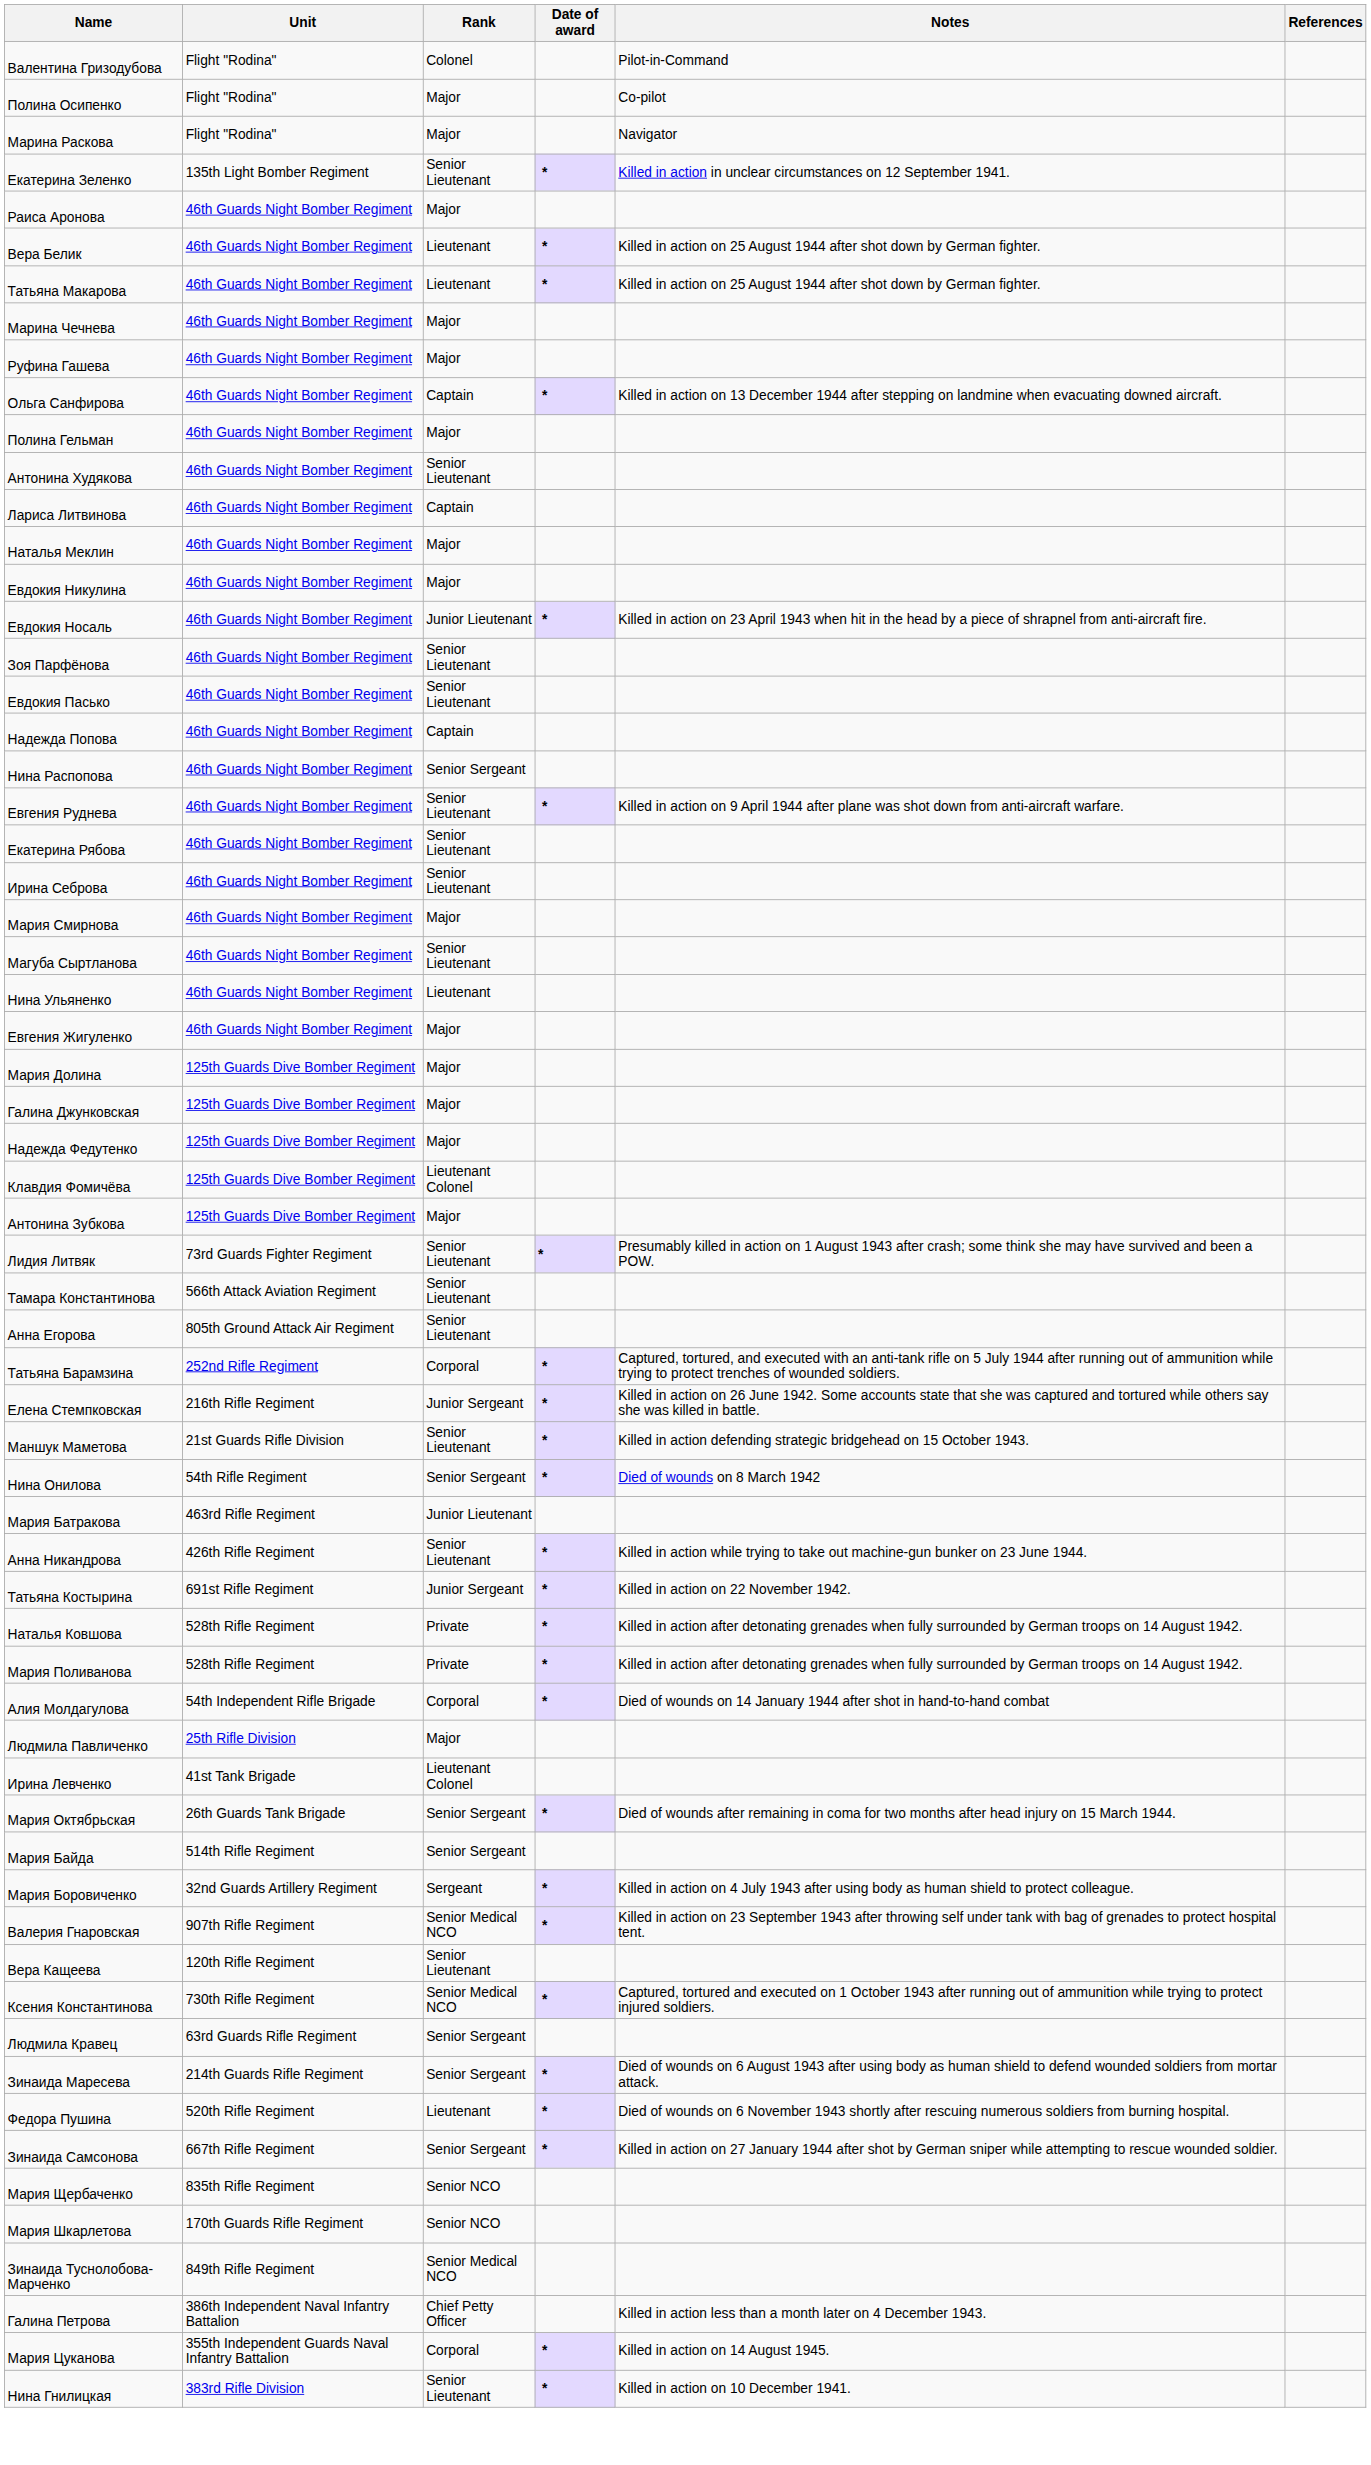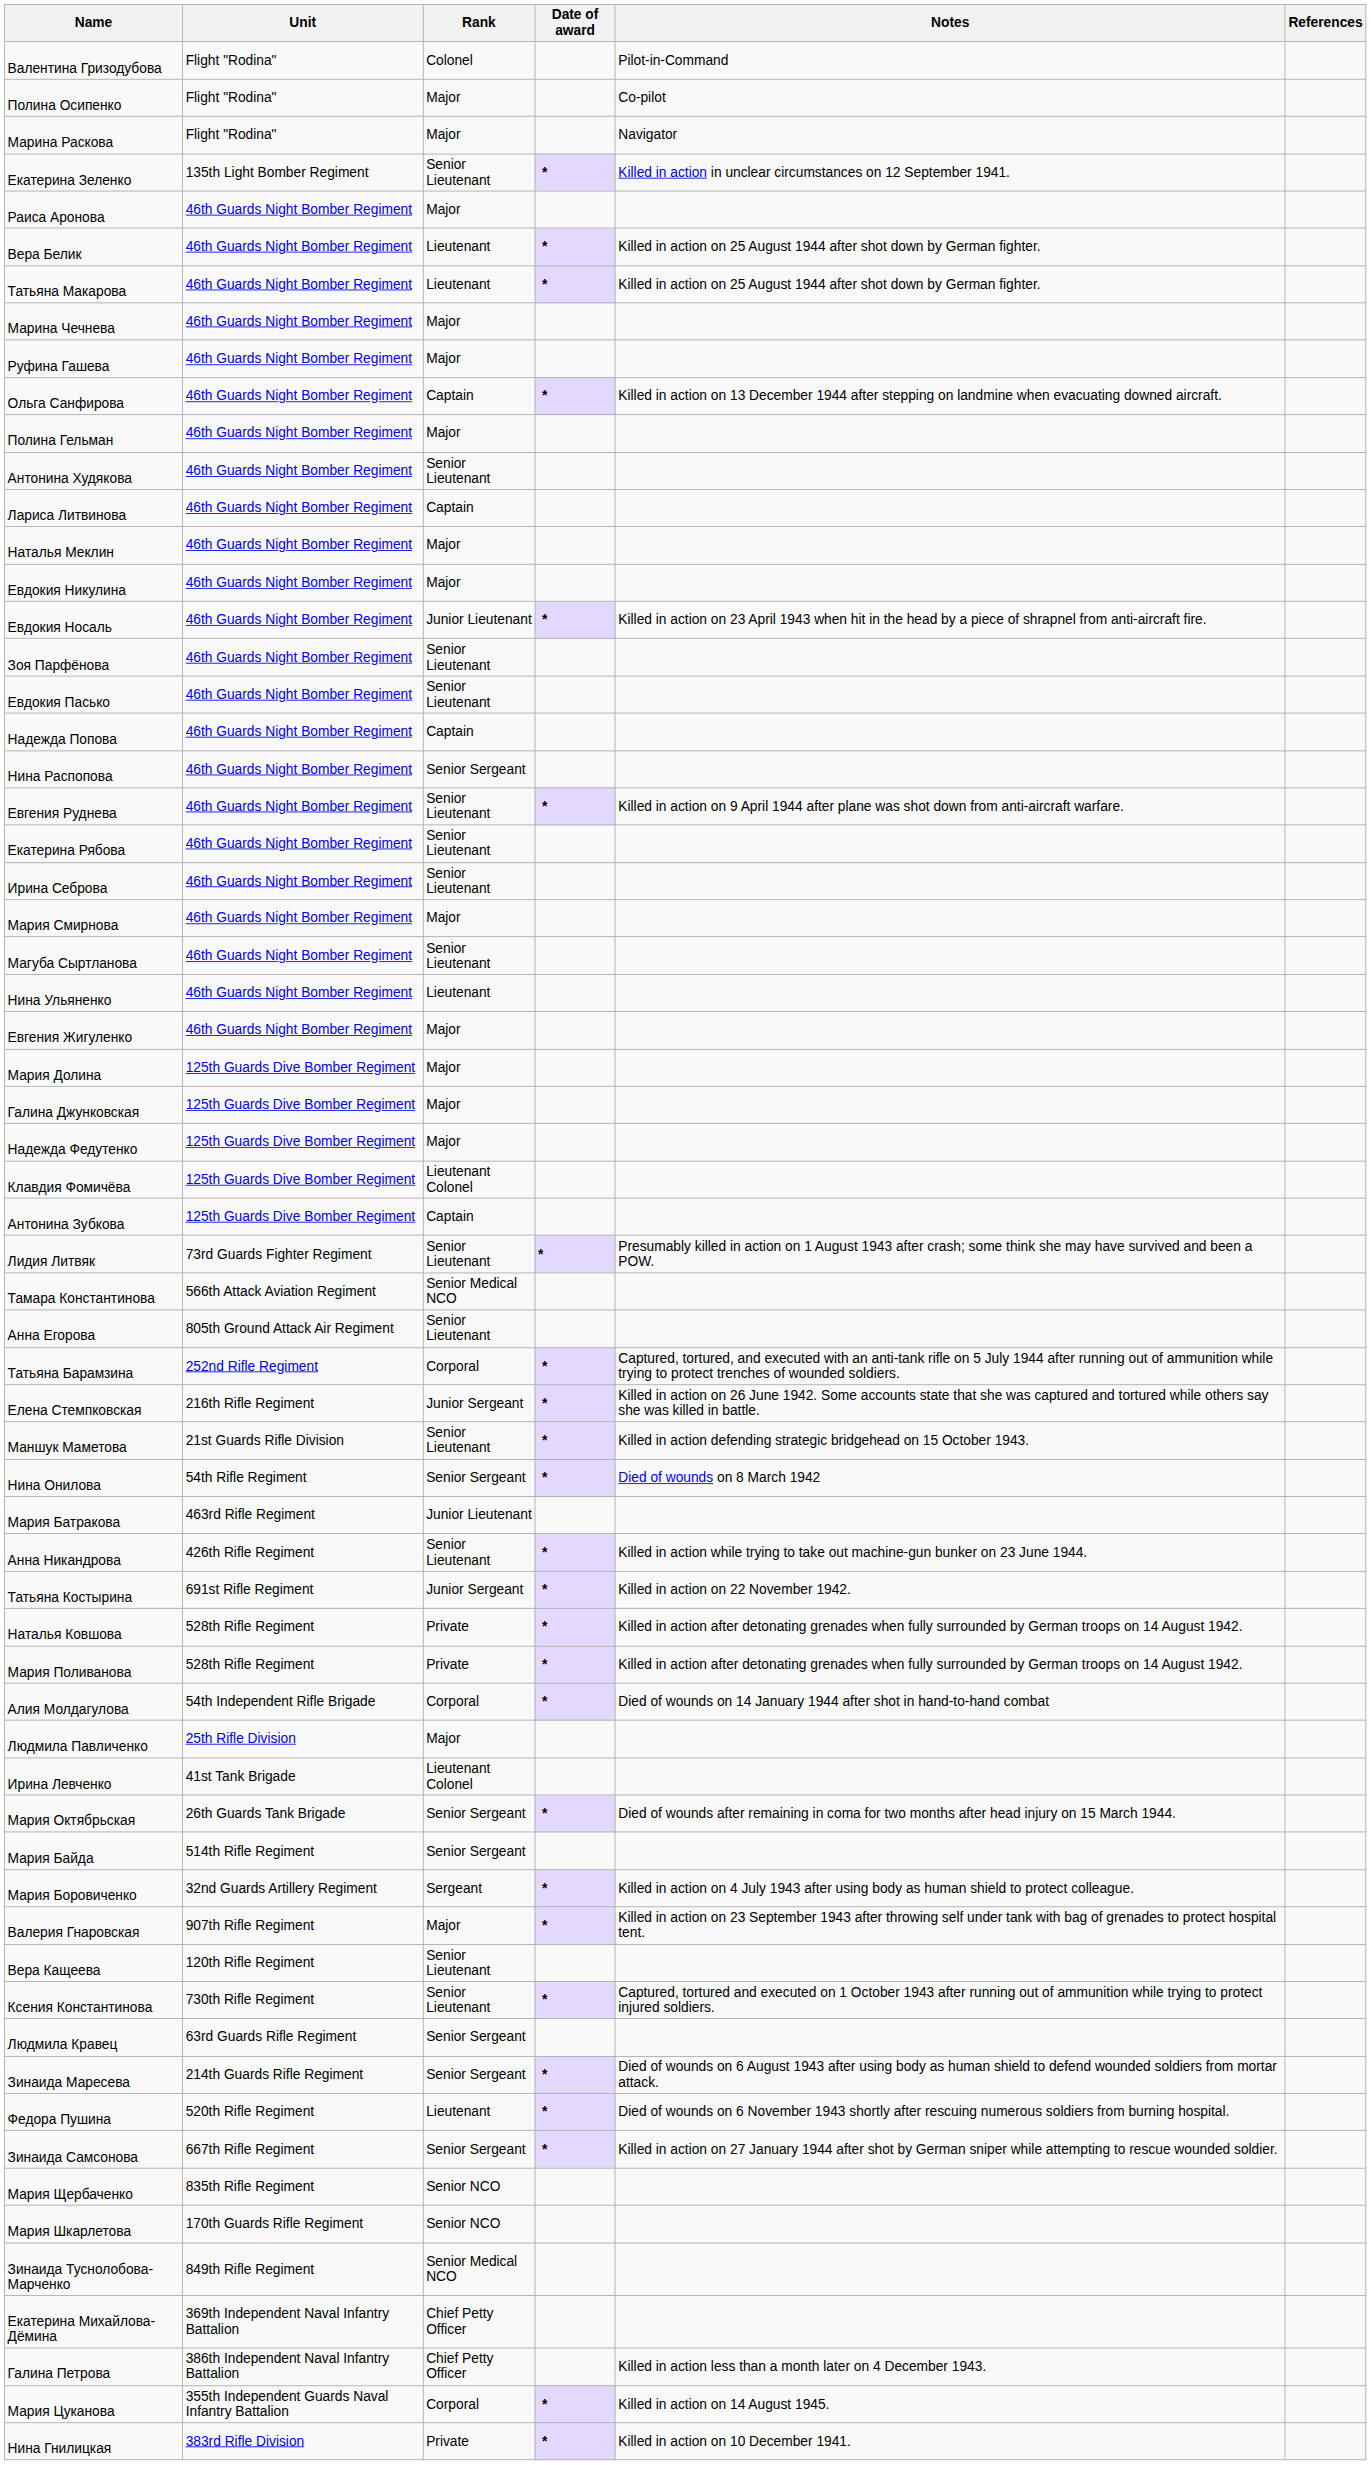(443, 1216) Major -> (450, 1216) Captain
(458, 1291) Senior Lieutenant -> (472, 1291) Senior Medical NCO
(472, 1925) Senior Medical NCO -> (443, 1925) Major
(472, 2000) Senior Medical NCO -> (458, 2000) Senior Lieutenant
+ row: (81, 2329)
(458, 2388) Senior Lieutenant -> (448, 2441) Private
